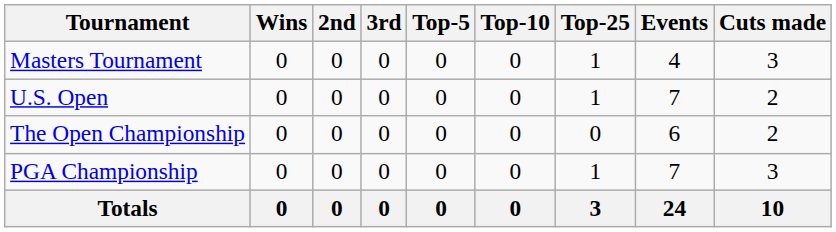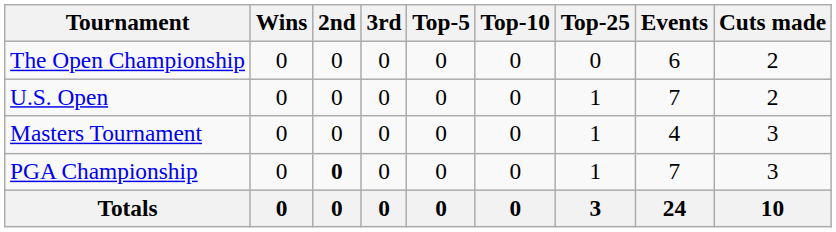rows swapped: (106, 60) <-> (128, 134)
(337, 171) normal -> (337, 171) bold
